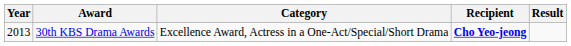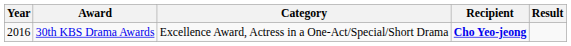(19, 32) 2013 -> (19, 32) 2016
